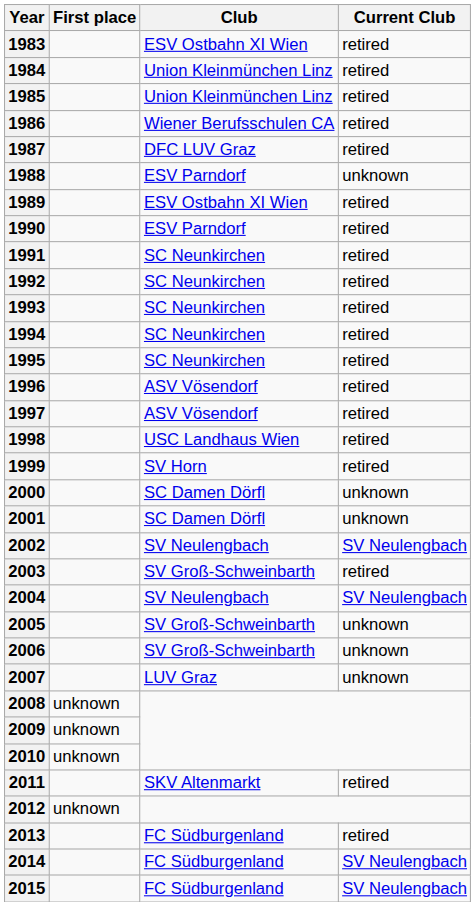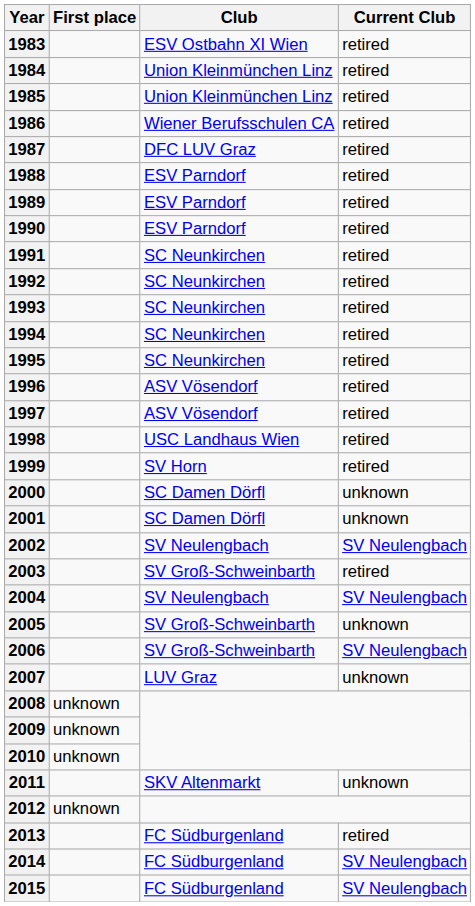(375, 176) unknown -> (366, 176) retired
(226, 202) ESV Ostbahn XI Wien -> (195, 202) ESV Parndorf
(375, 651) unknown -> (405, 651) SV Neulengbach
(366, 783) retired -> (375, 783) unknown
